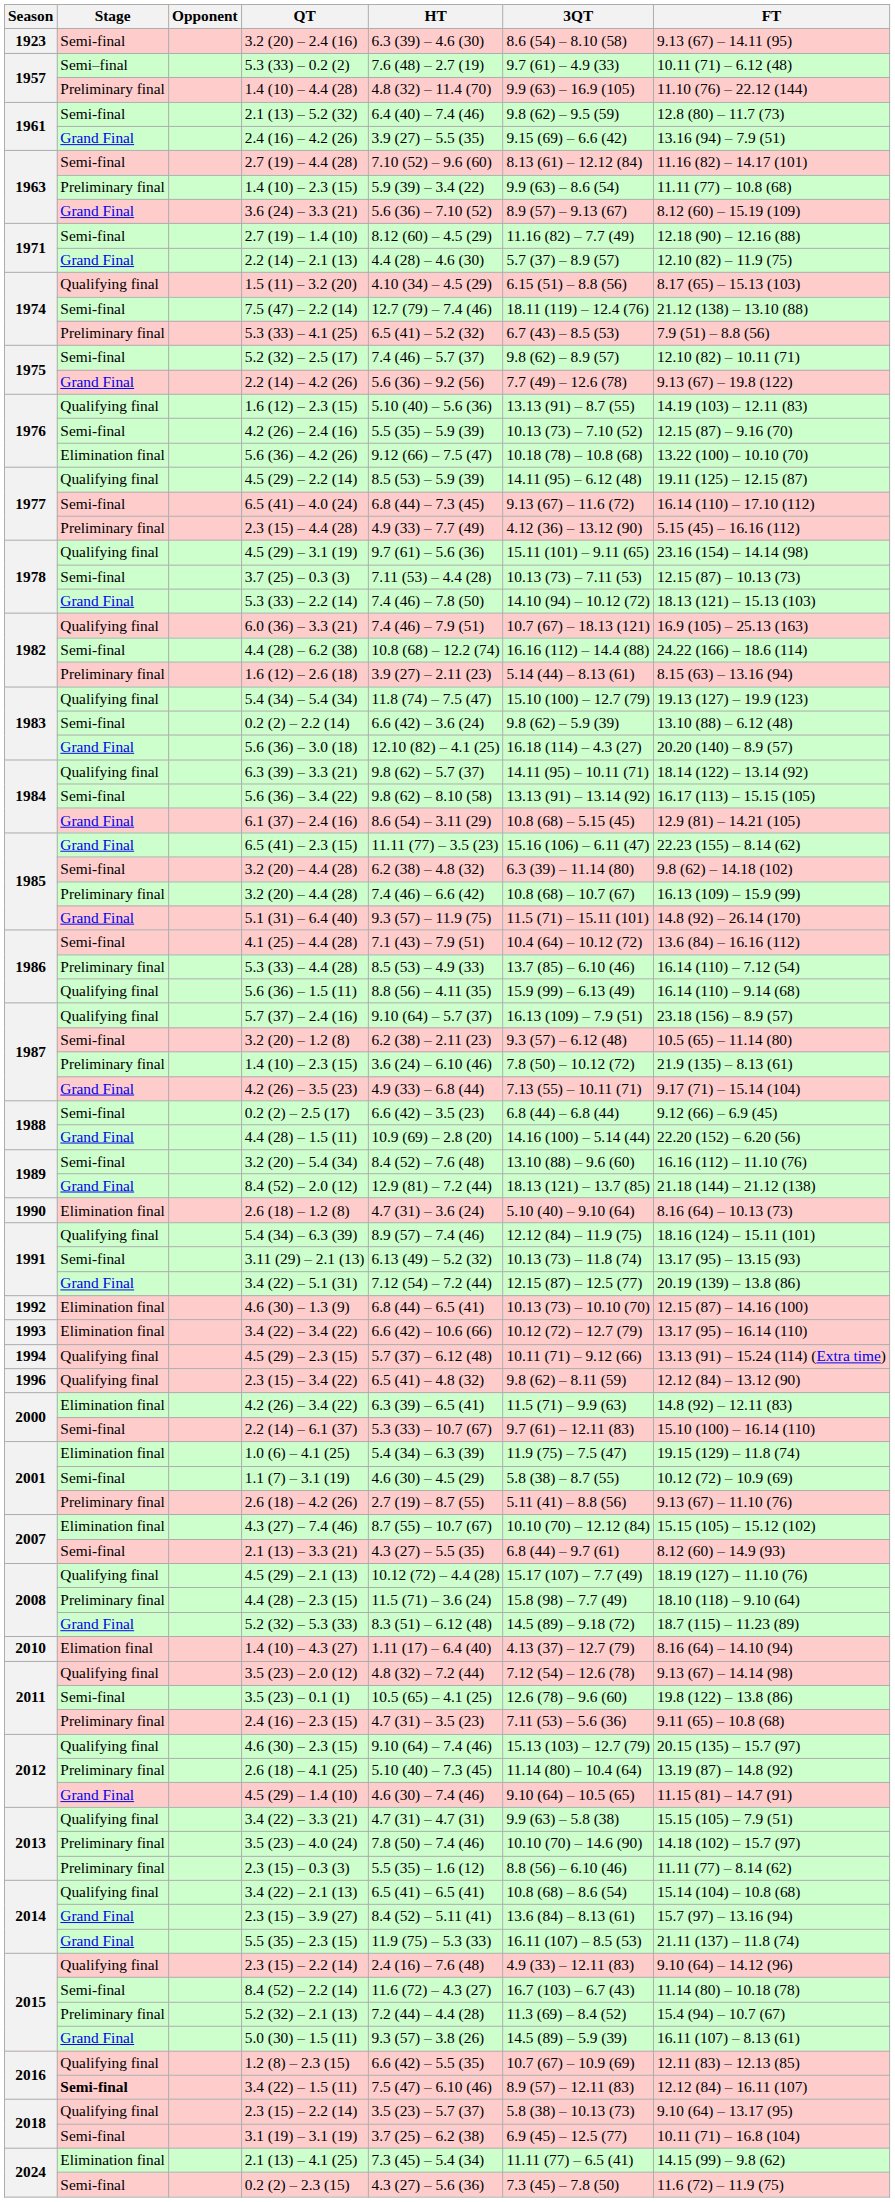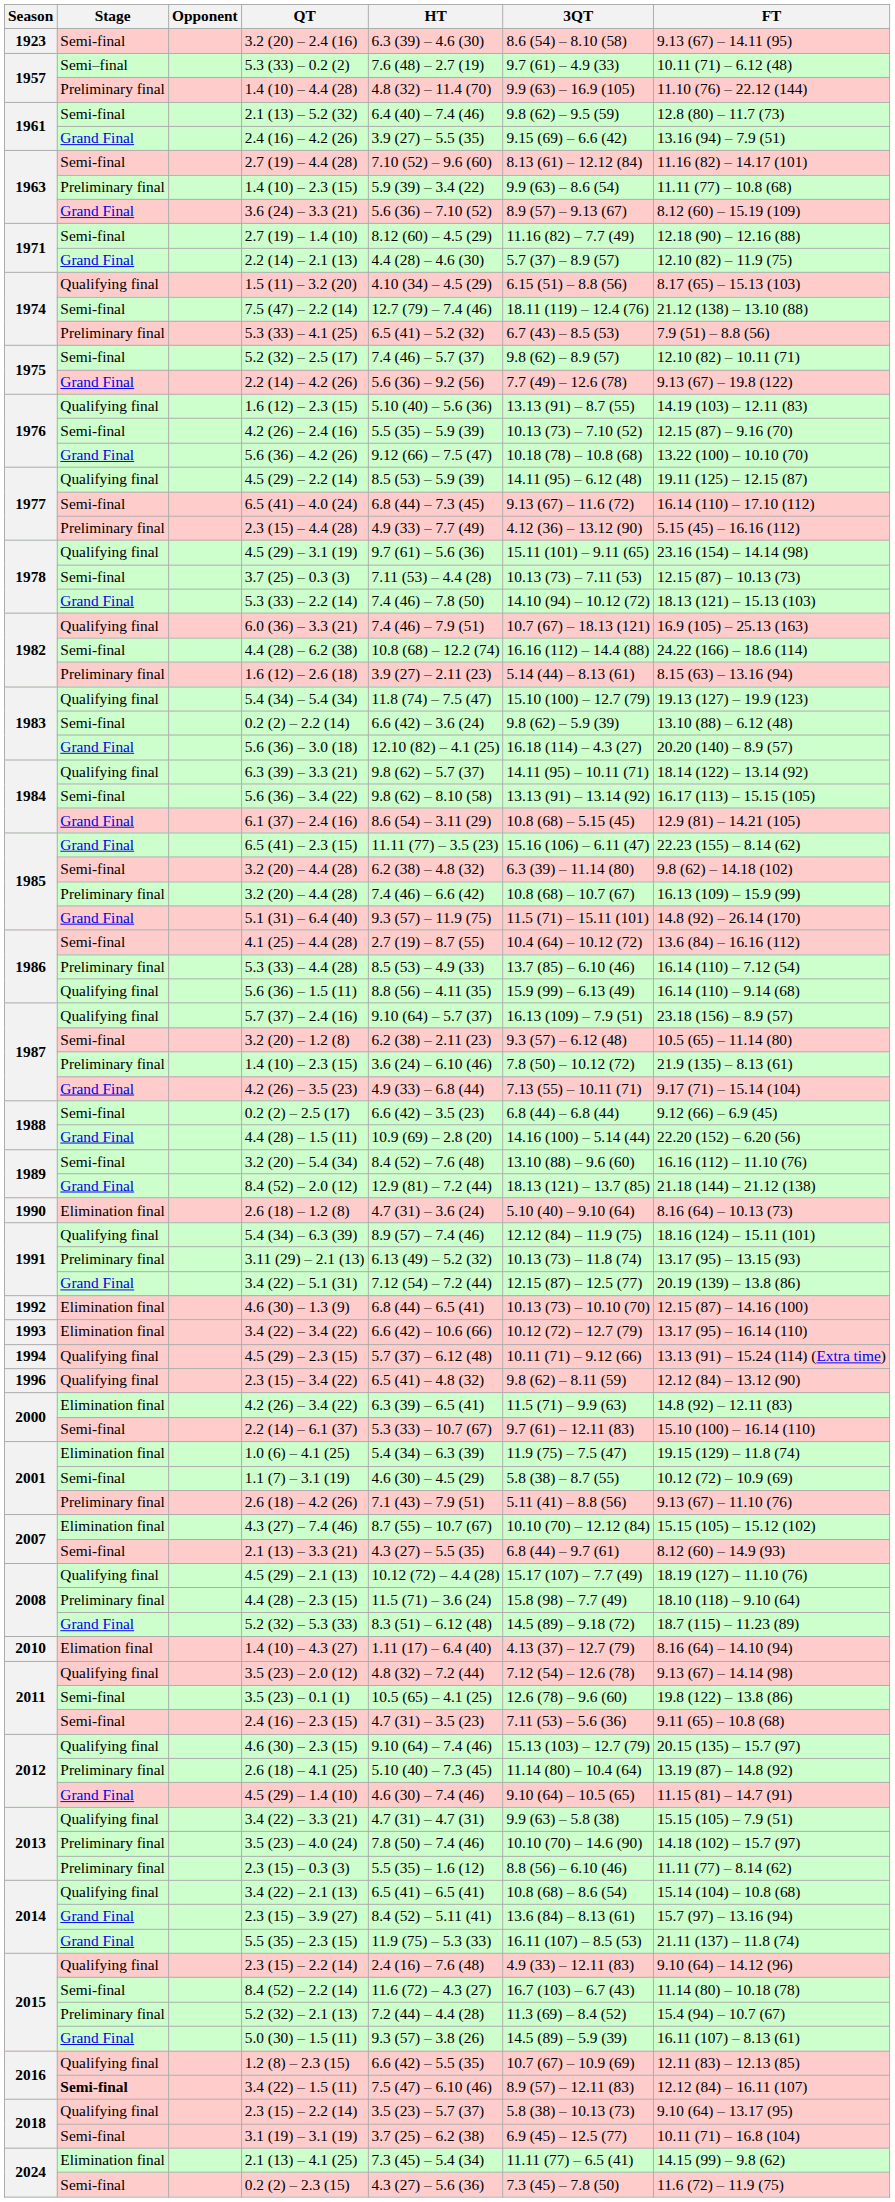(113, 455) Elimination final -> (97, 455) Grand Final
(428, 942) 7.1 (43) – 7.9 (51) -> (428, 942) 2.7 (19) – 8.7 (55)
(93, 1259) Semi-final -> (113, 1259) Preliminary final
(428, 1502) 2.7 (19) – 8.7 (55) -> (428, 1502) 7.1 (43) – 7.9 (51)
(113, 1721) Preliminary final -> (93, 1721) Semi-final
